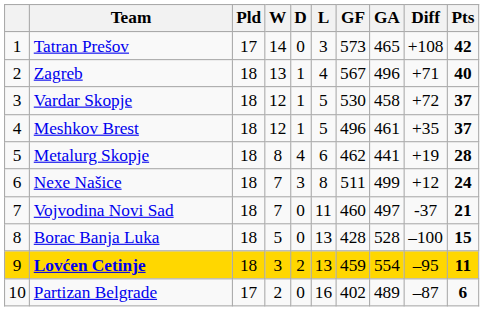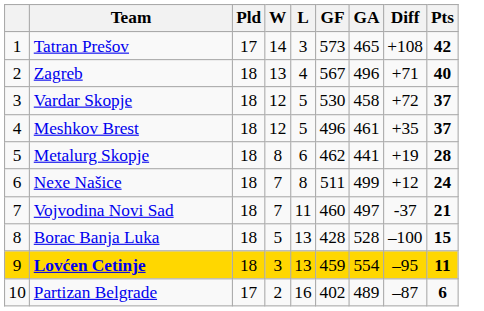- column: (301, 18)
